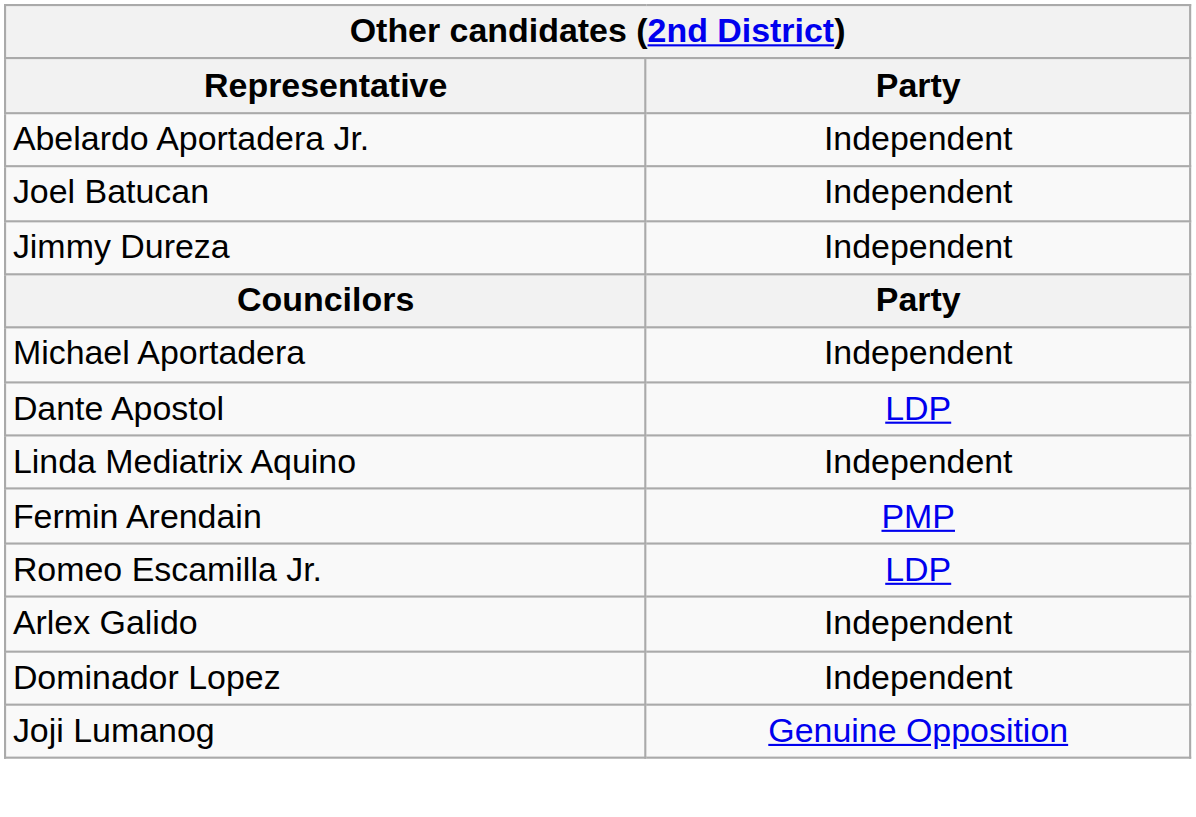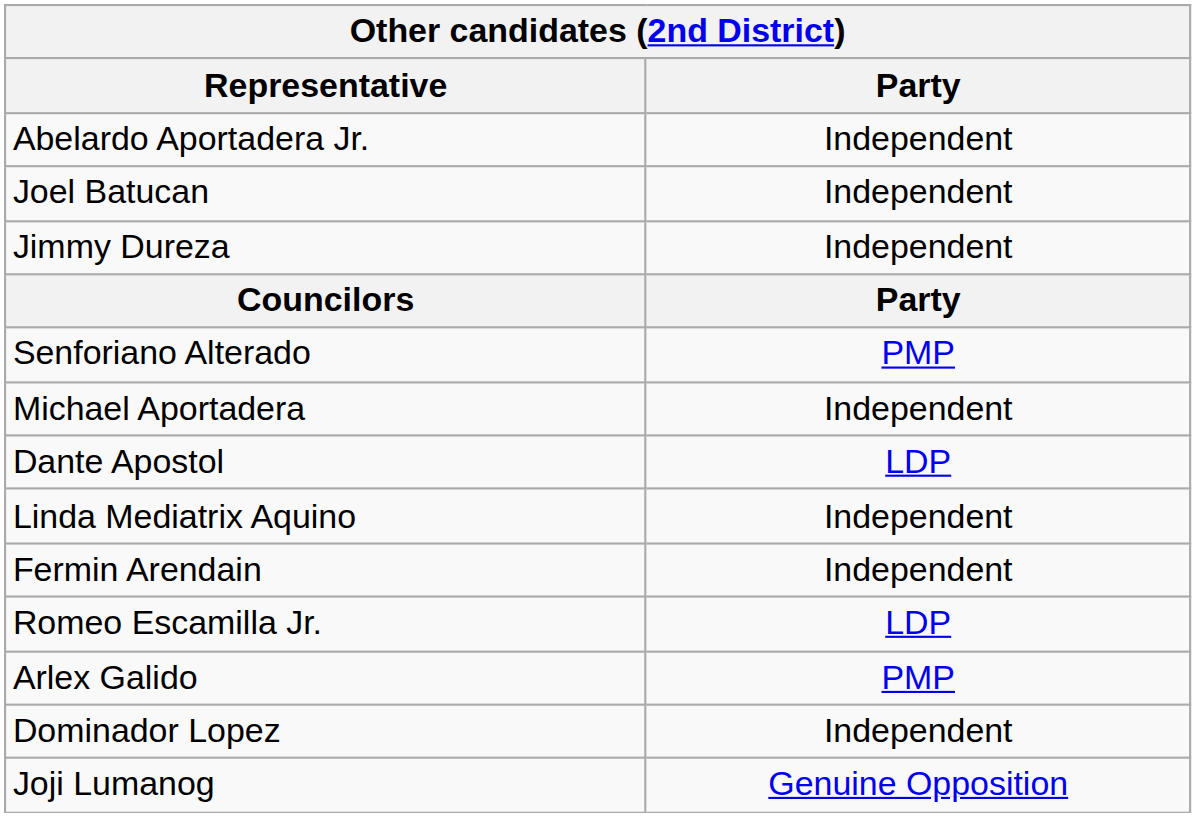+ row: (162, 354)
(918, 515) PMP -> (918, 569) Independent
(918, 623) Independent -> (918, 676) PMP
